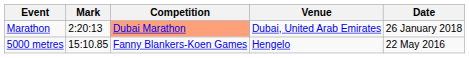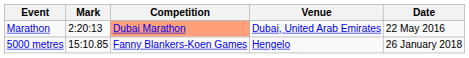(424, 28) 26 January 2018 -> (415, 28) 22 May 2016
(415, 45) 22 May 2016 -> (424, 45) 26 January 2018
